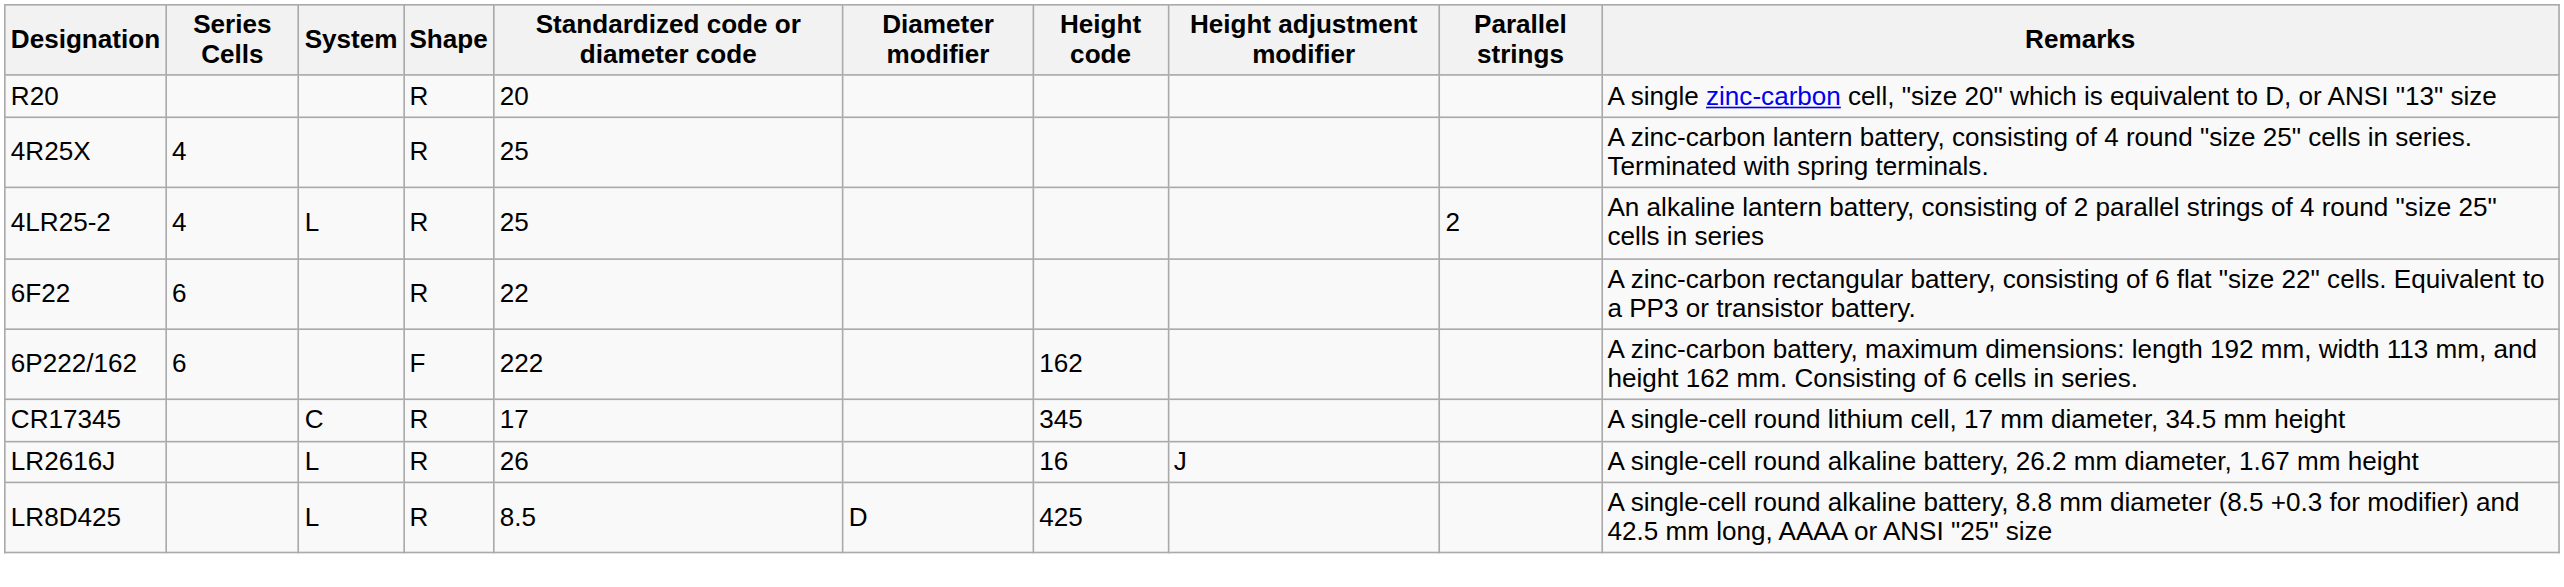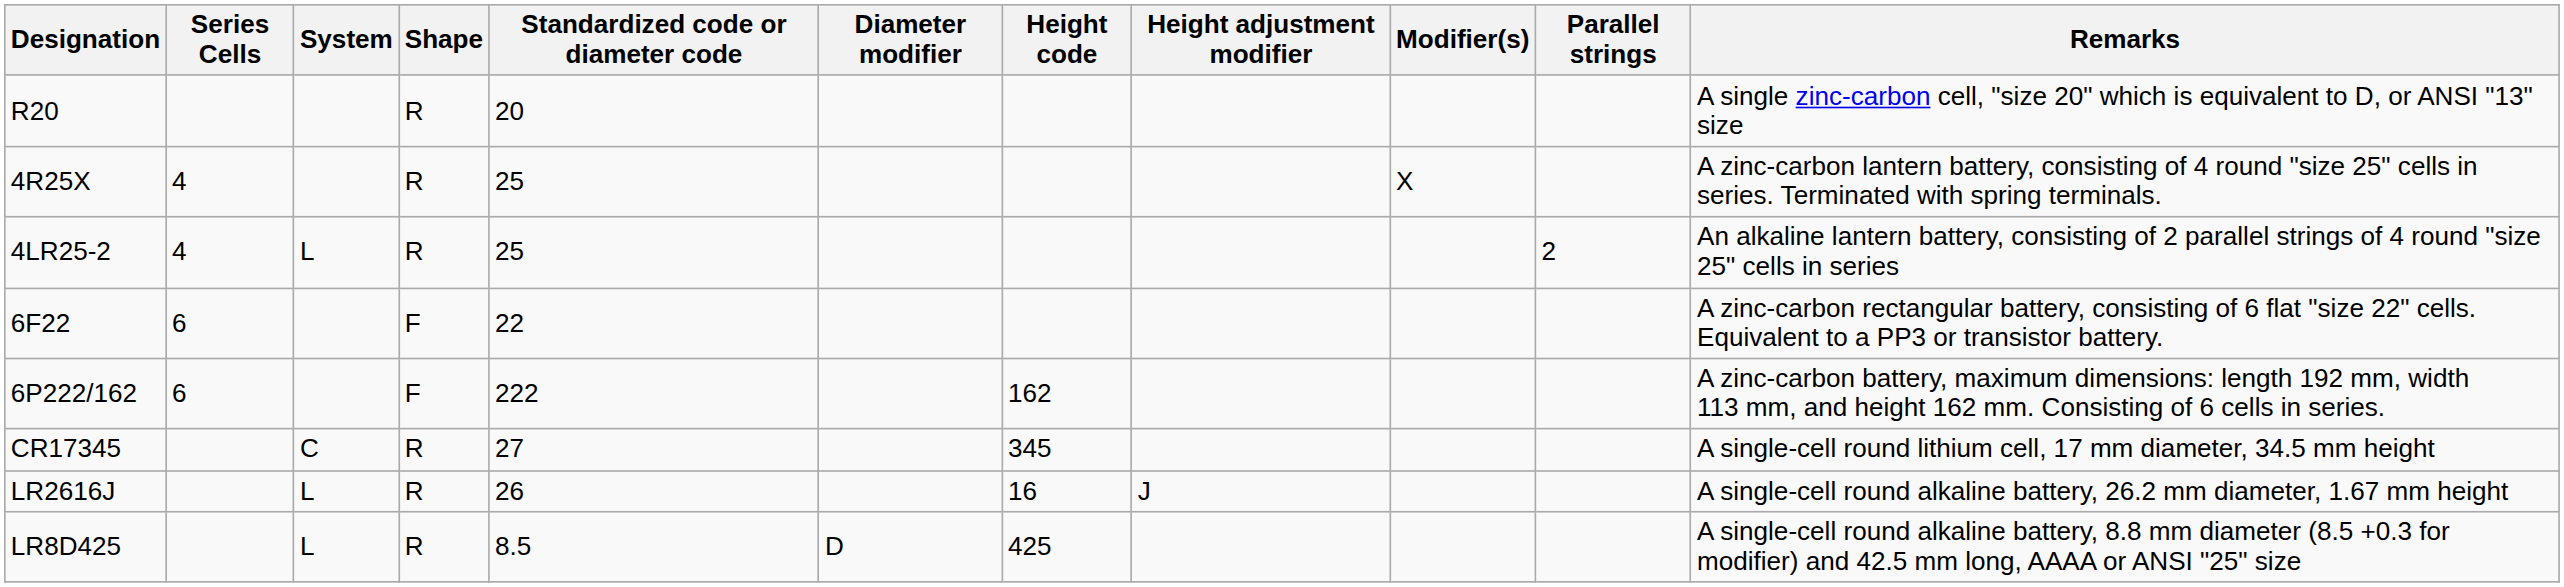+ column: (1463, 39)
(419, 293) R -> (413, 322) F
(514, 420) 17 -> (510, 449) 27
